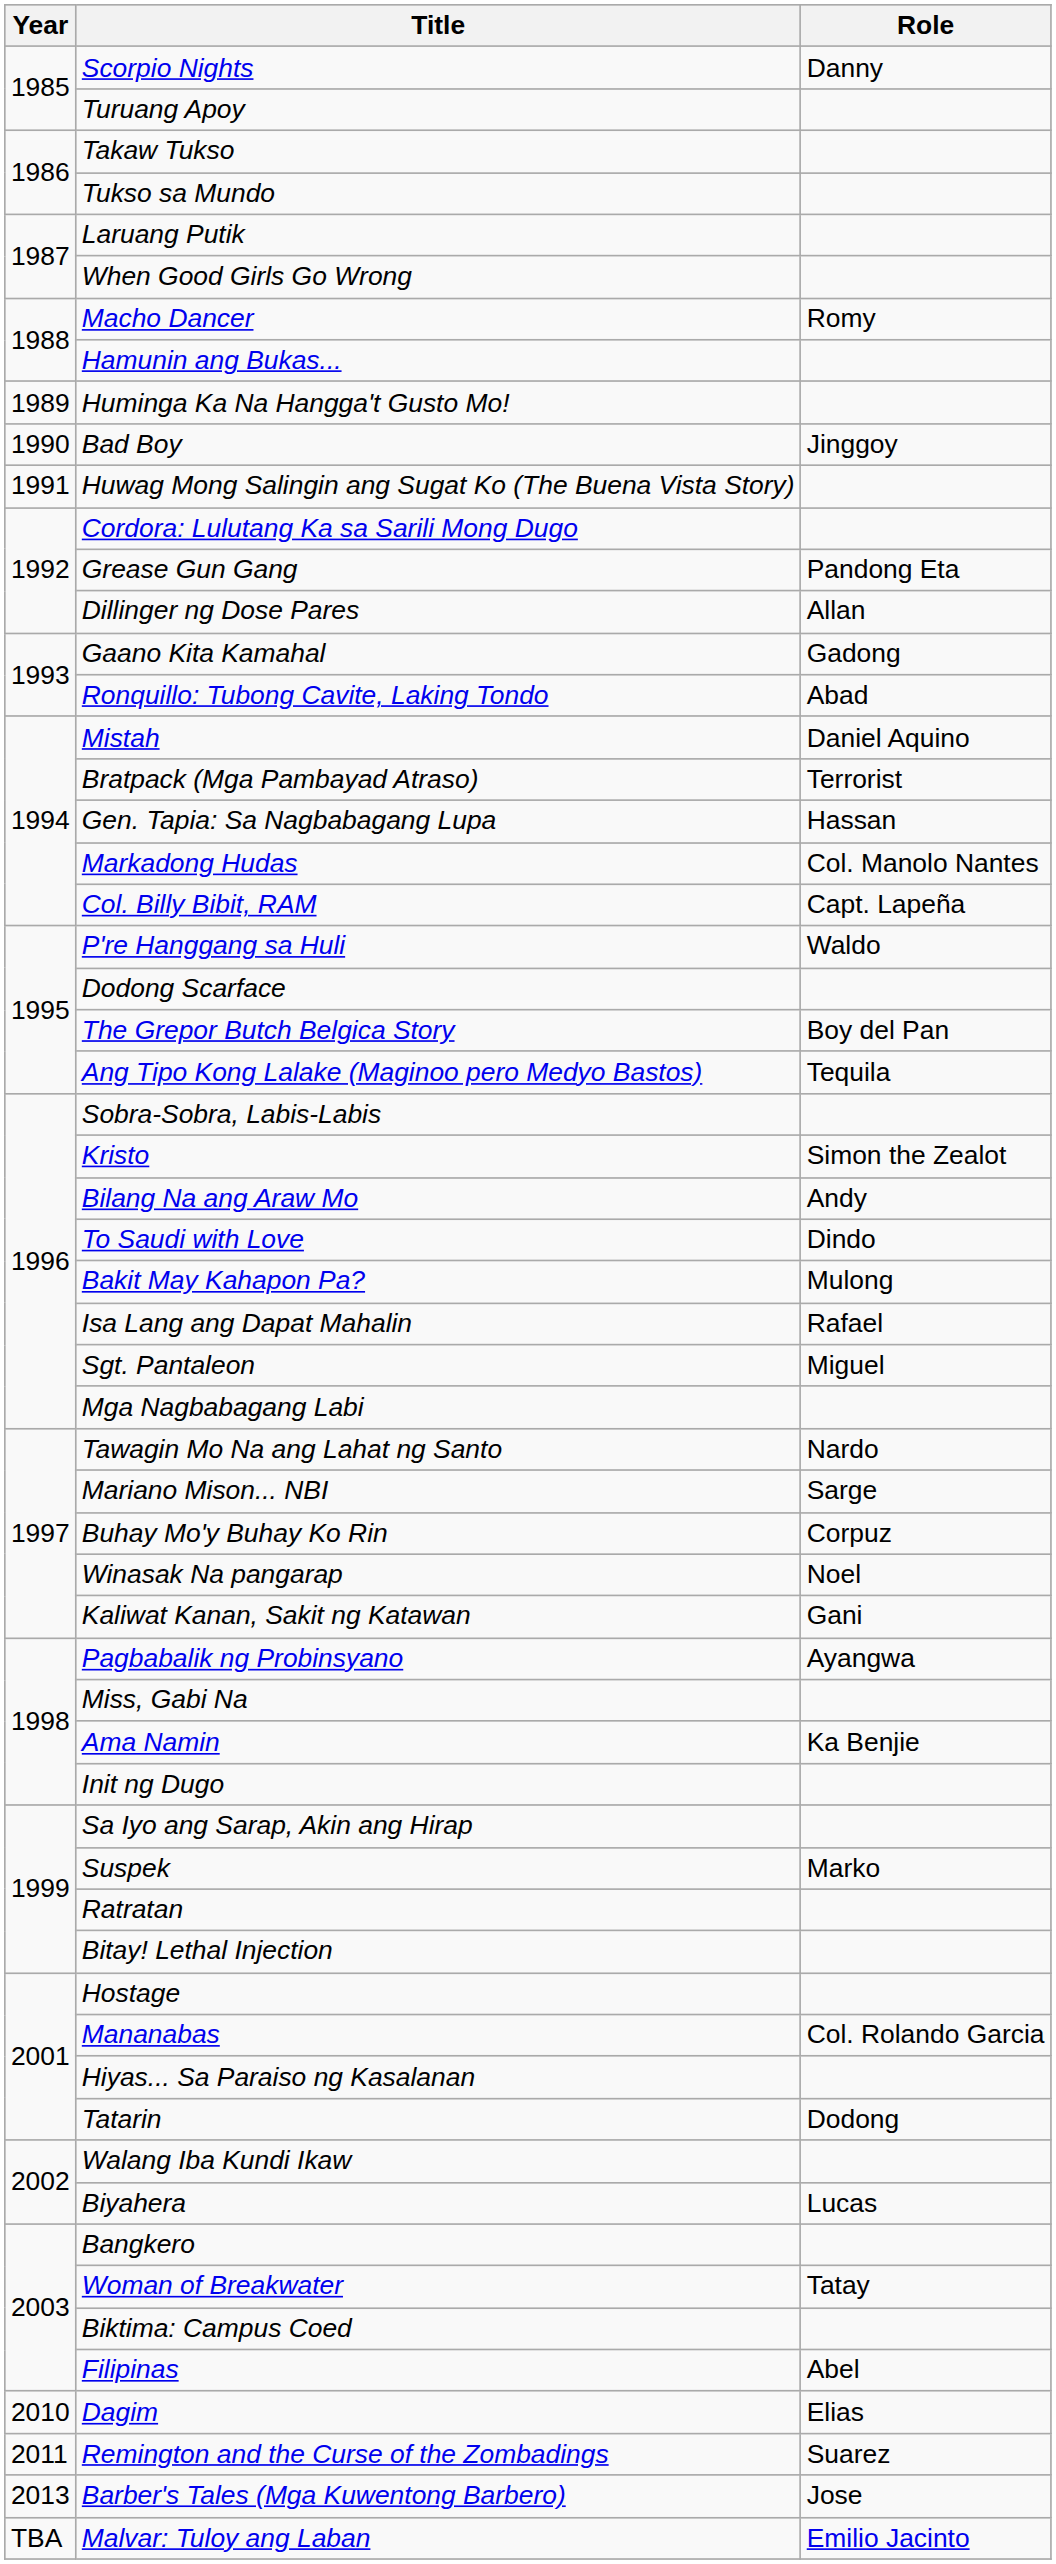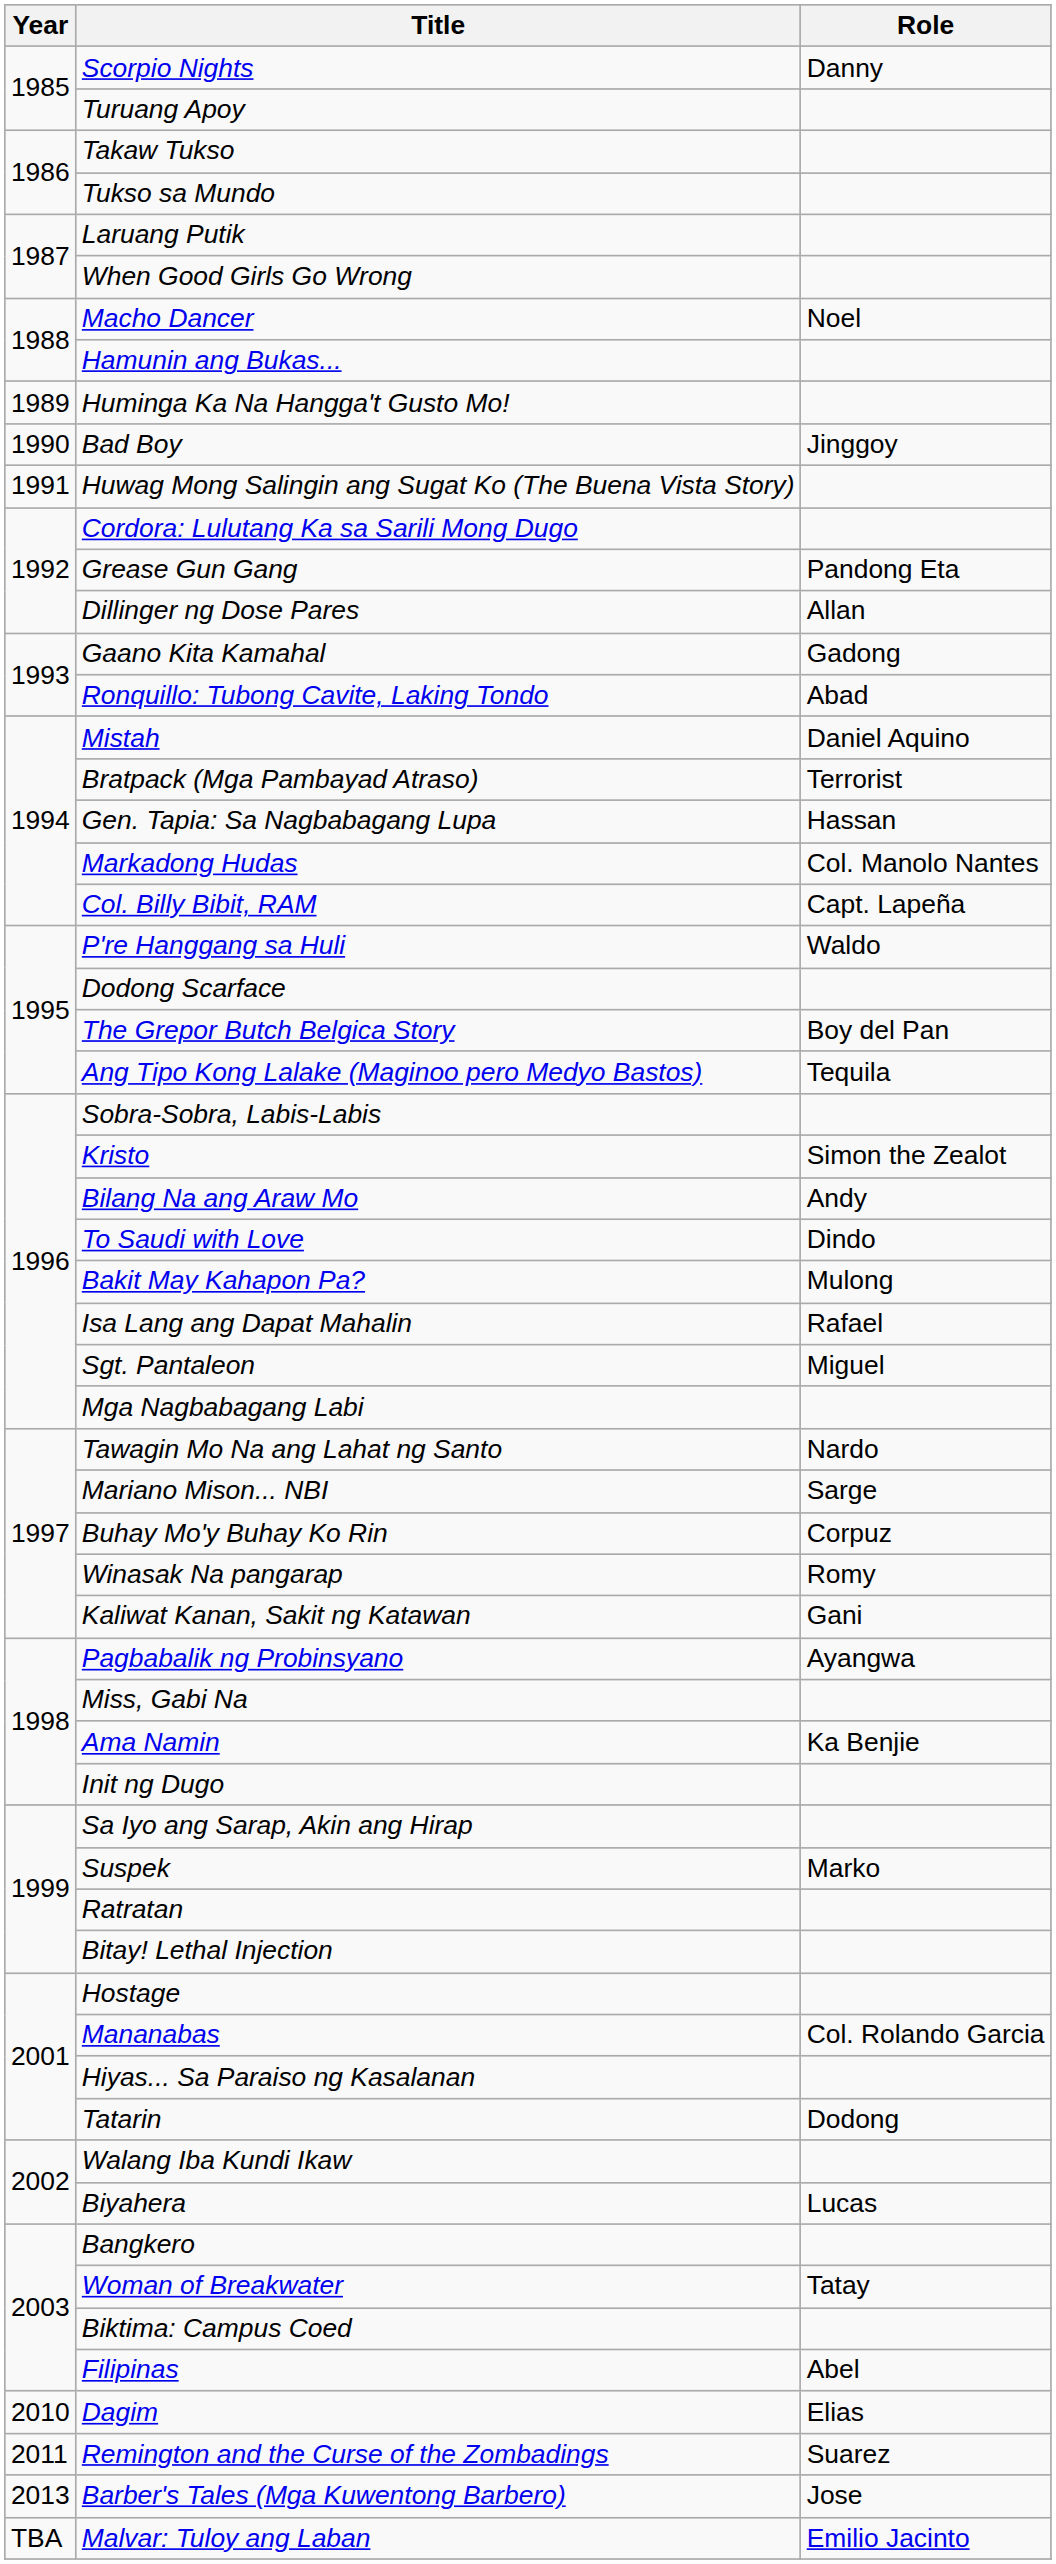(841, 318) Romy -> (834, 318) Noel
(834, 1574) Noel -> (841, 1574) Romy
